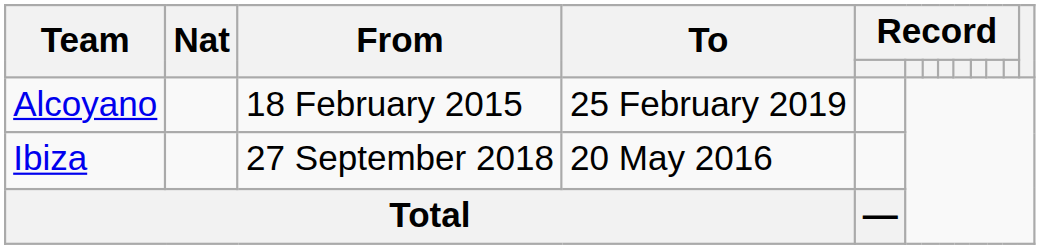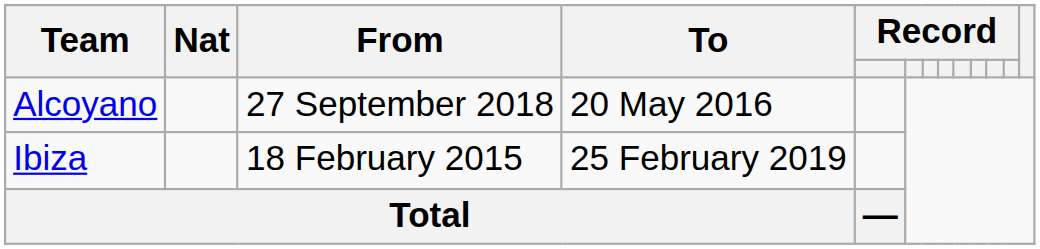(384, 104) 18 February 2015 -> (400, 104) 27 September 2018
(708, 104) 25 February 2019 -> (671, 104) 20 May 2016
(400, 159) 27 September 2018 -> (384, 159) 18 February 2015
(671, 159) 20 May 2016 -> (708, 159) 25 February 2019
